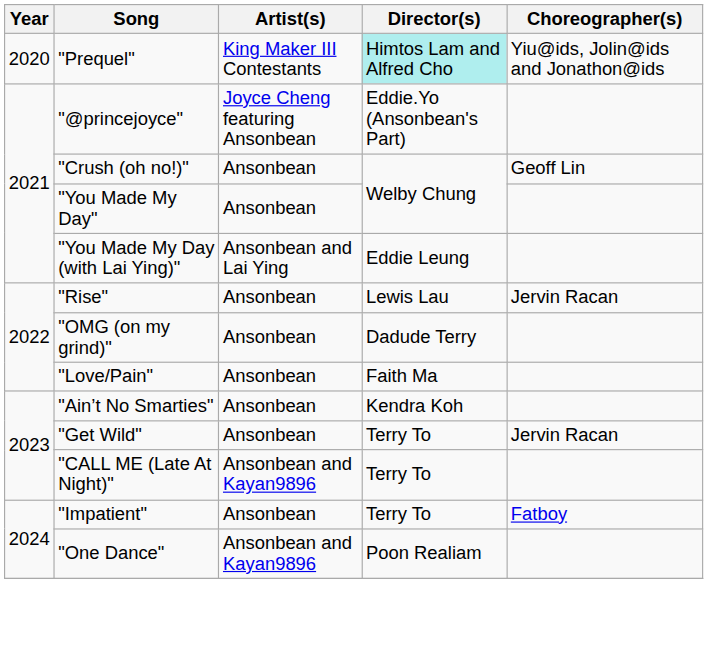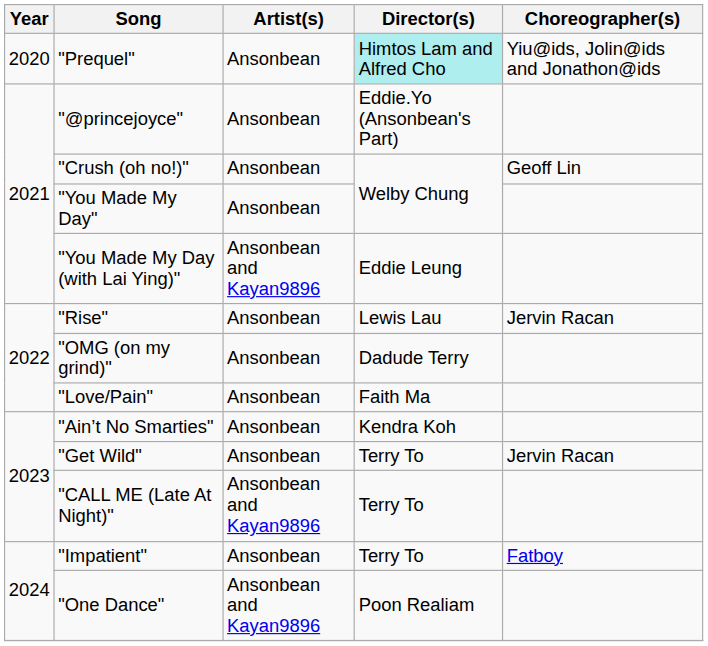(280, 58) King Maker III Contestants -> (274, 58) Ansonbean
(277, 118) Joyce Cheng featuring Ansonbean -> (274, 118) Ansonbean
(287, 258) Ansonbean and Lai Ying -> (274, 268) Ansonbean and Kayan9896
